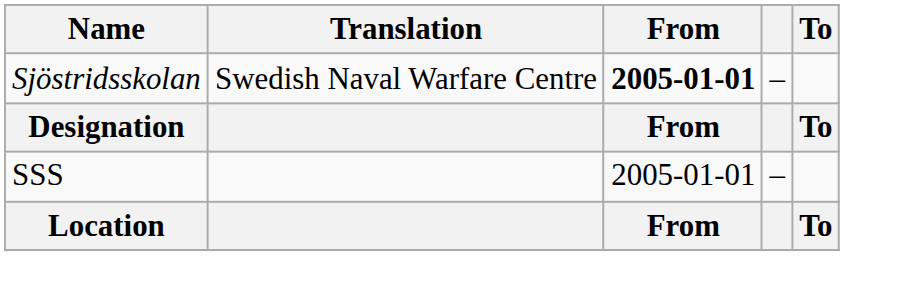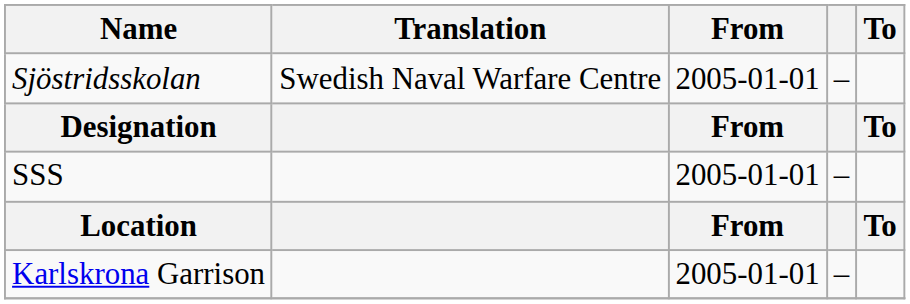(683, 77) bold -> (748, 77) normal
+ row: (139, 273)
